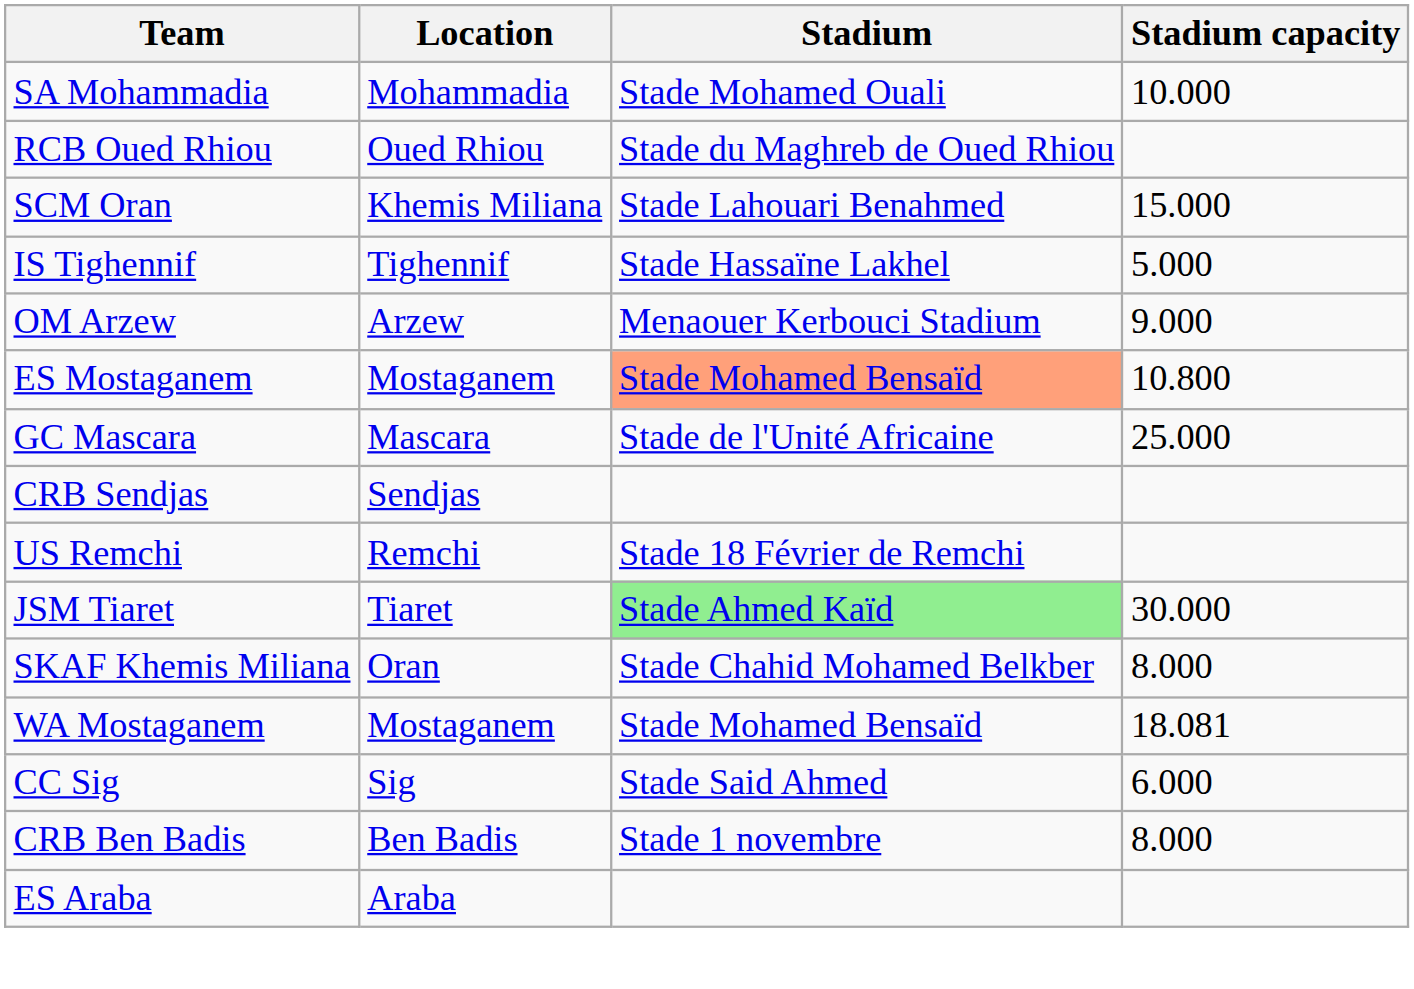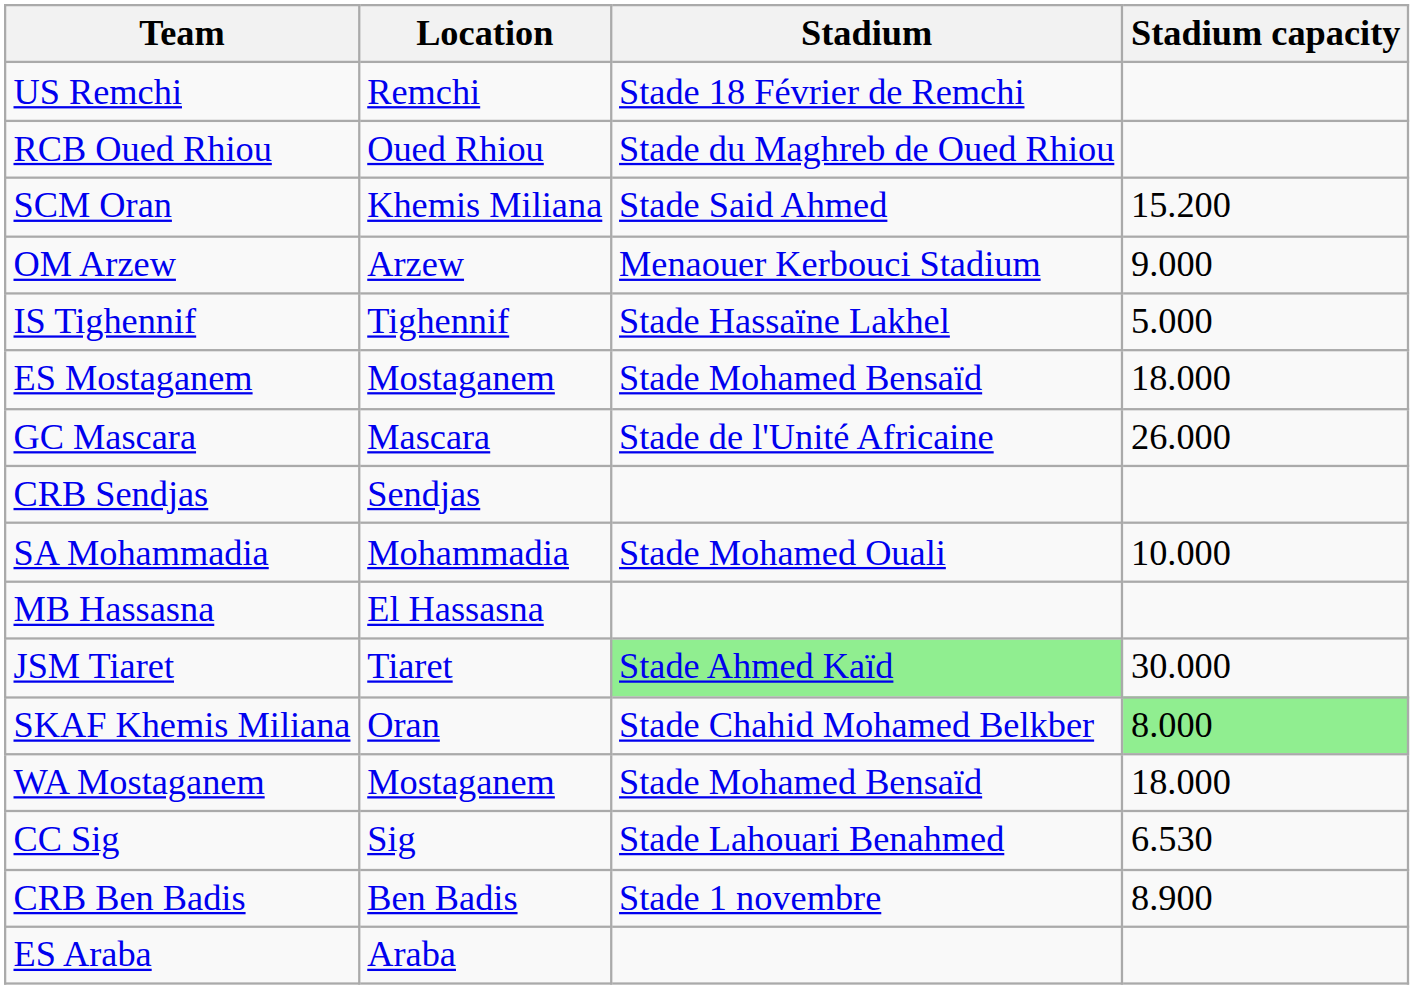rows swapped: (141, 90) <-> (98, 551)
(812, 206) Stade Lahouari Benahmed -> (753, 206) Stade Said Ahmed
(1181, 206) 15.000 -> (1181, 206) 15.200
rows swapped: (95, 321) <-> (105, 263)
(801, 378) lightsalmon background -> (801, 378) no background
(1181, 378) 10.800 -> (1181, 378) 18.000
(1181, 436) 25.000 -> (1181, 436) 26.000
+ row: (114, 609)
(1172, 666) no background -> (1172, 724) lightgreen background
(1181, 724) 18.081 -> (1181, 782) 18.000
(753, 782) Stade Said Ahmed -> (812, 839) Stade Lahouari Benahmed
(1172, 782) 6.000 -> (1172, 839) 6.530
(1172, 839) 8.000 -> (1172, 897) 8.900
